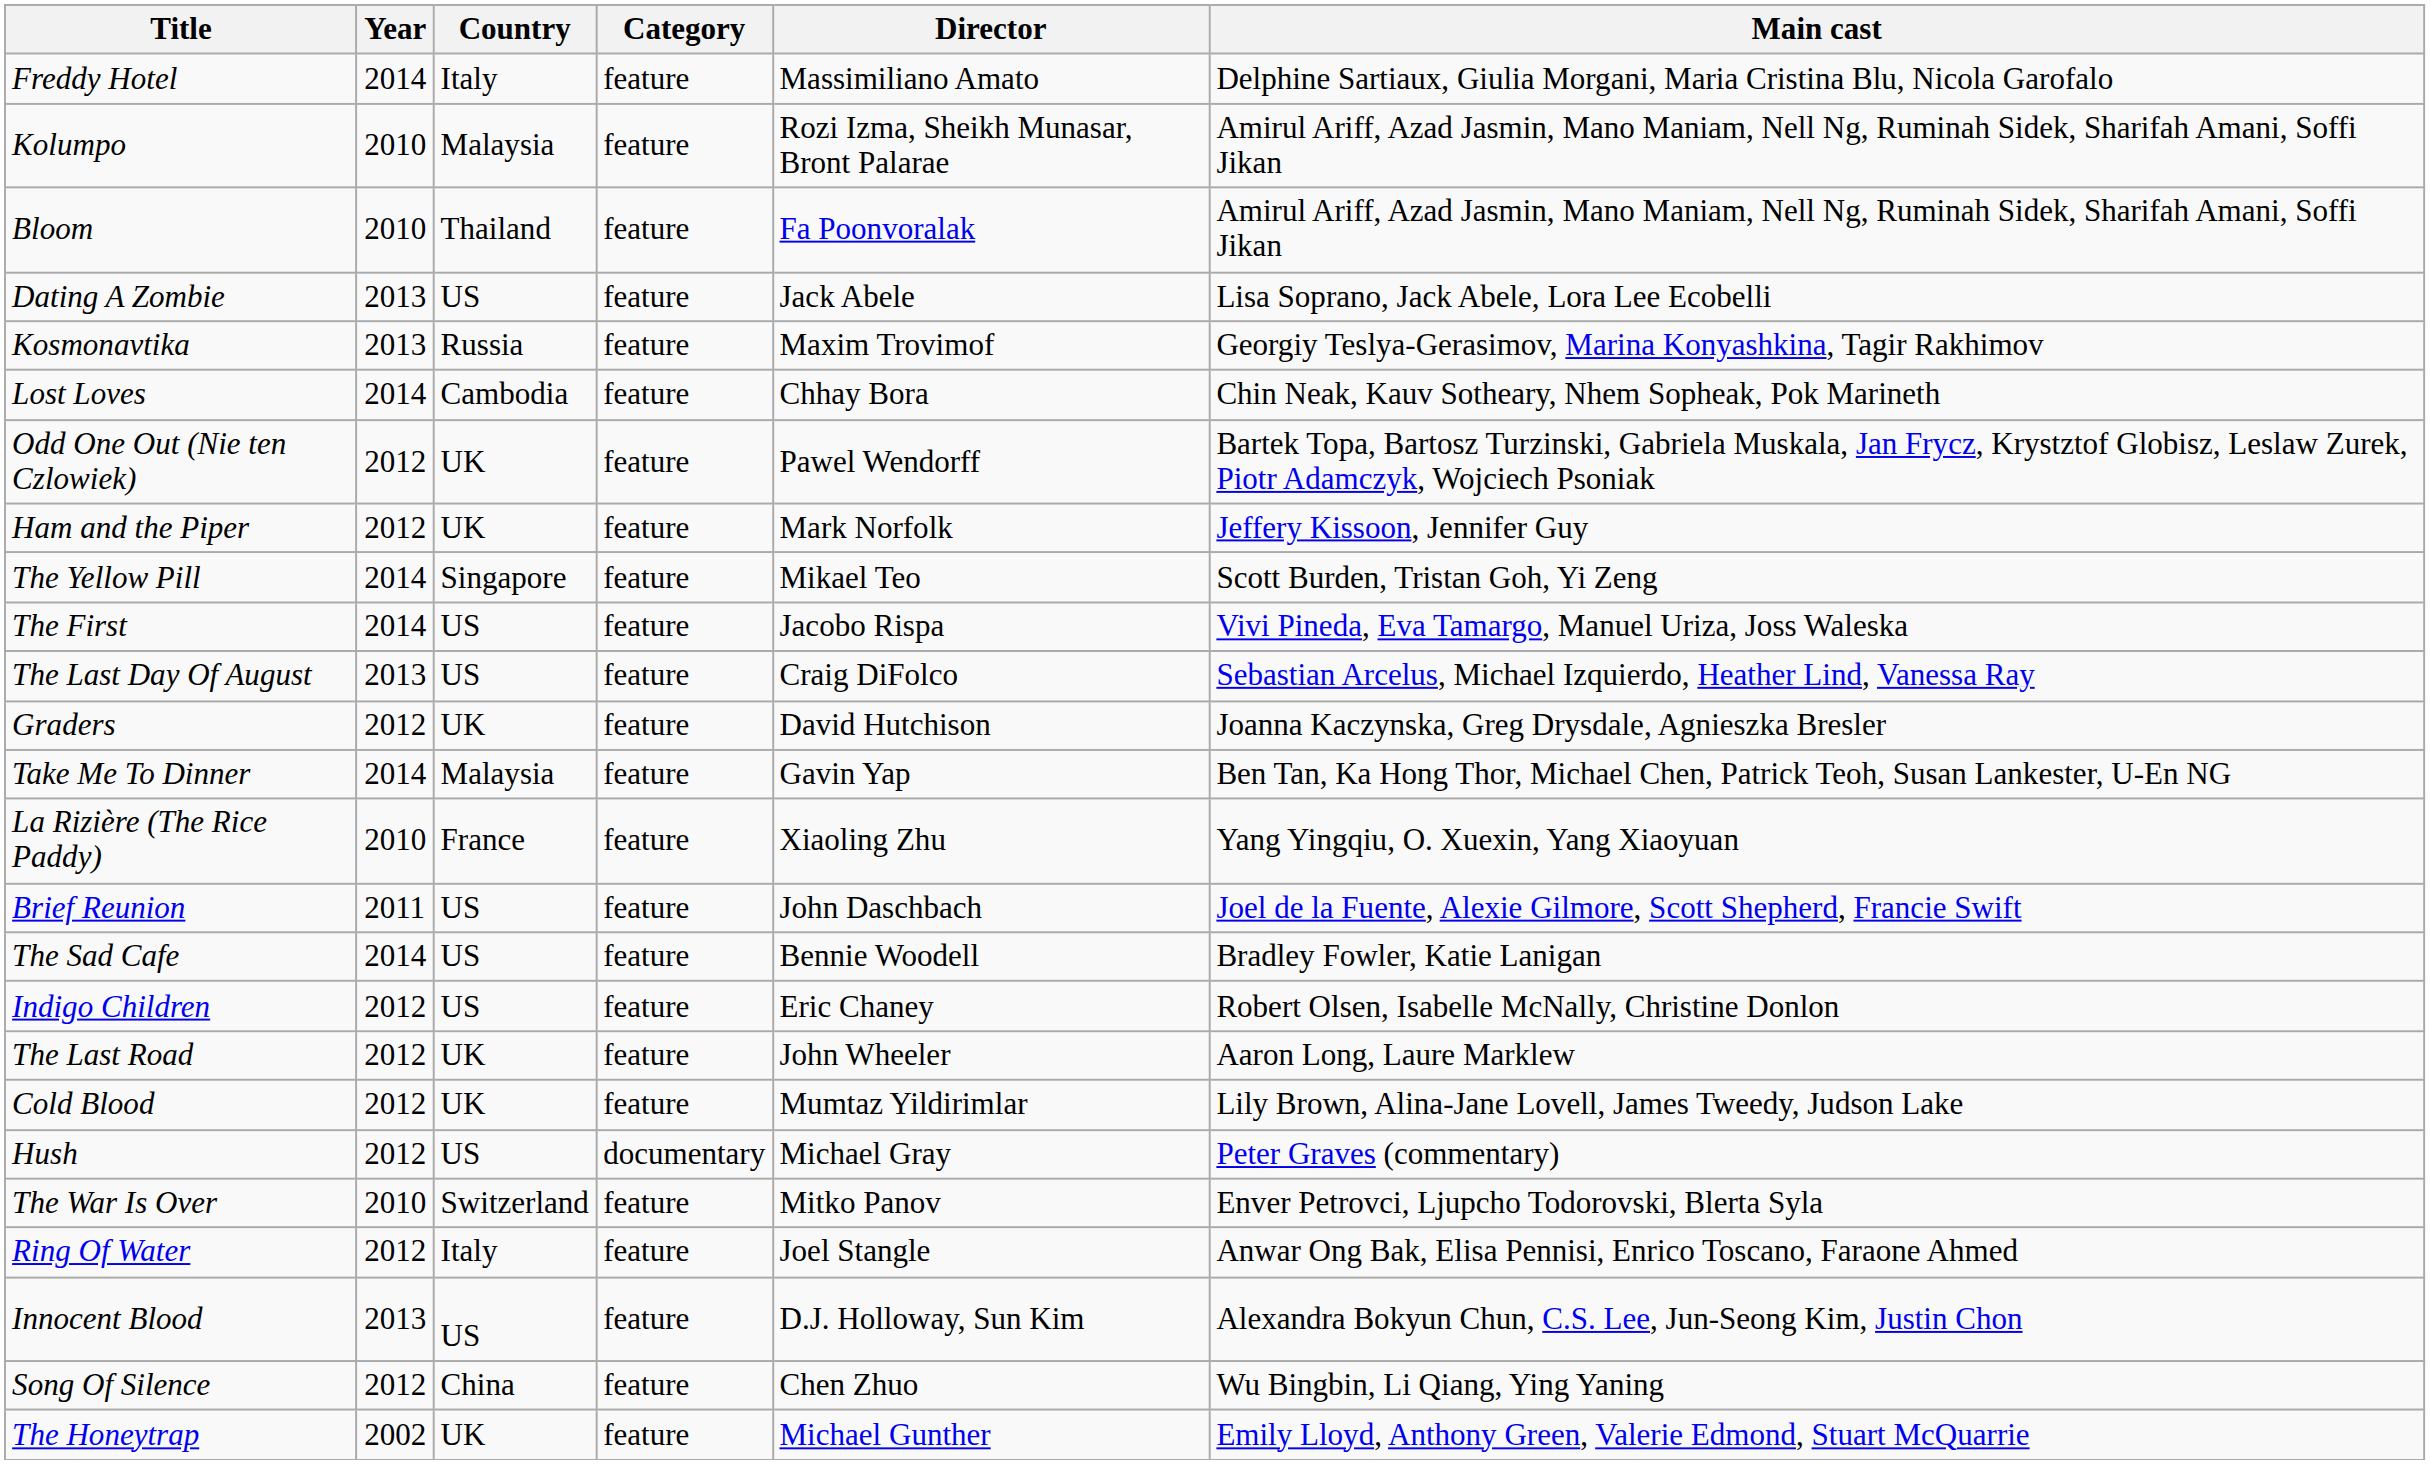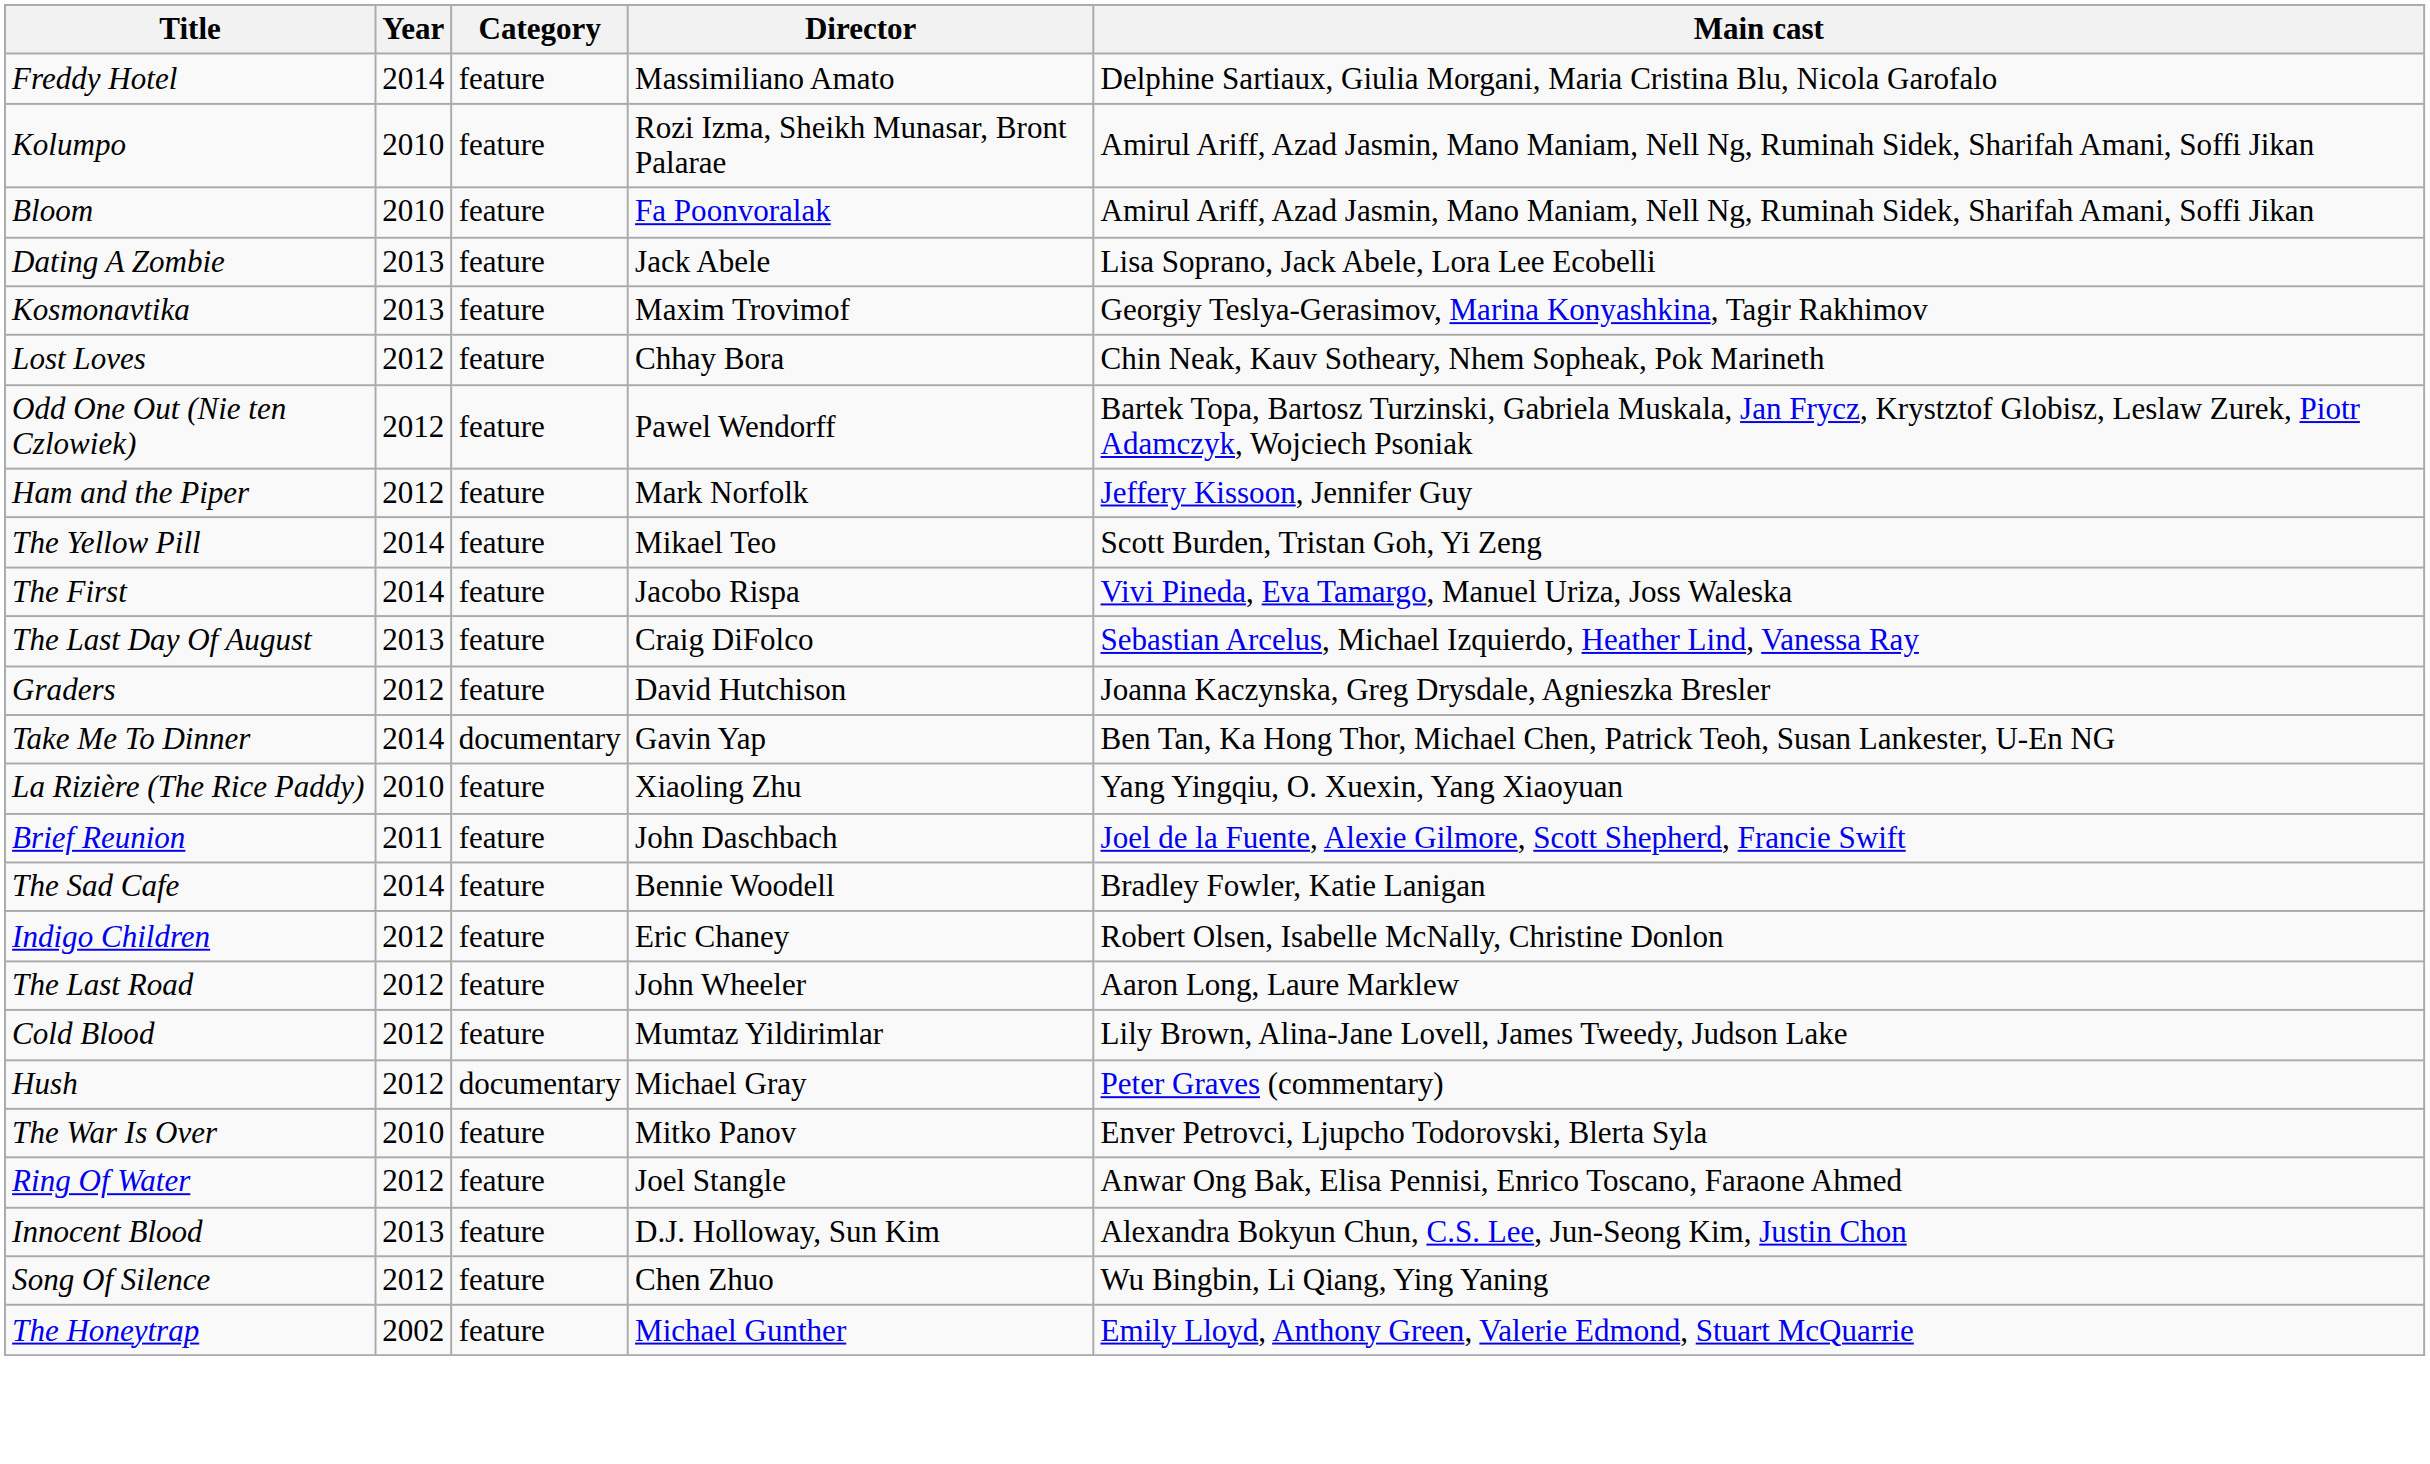- column: (515, 29)
(395, 394) 2014 -> (413, 359) 2012
(646, 773) feature -> (540, 738) documentary
